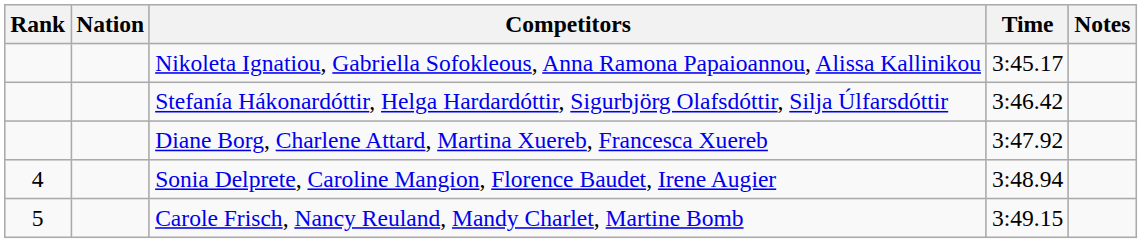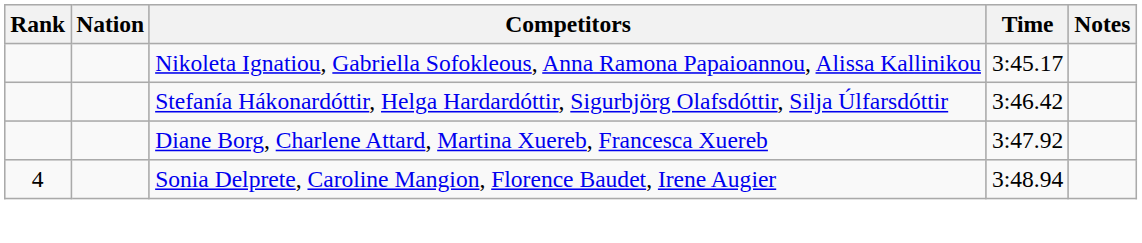- row: (449, 218)
